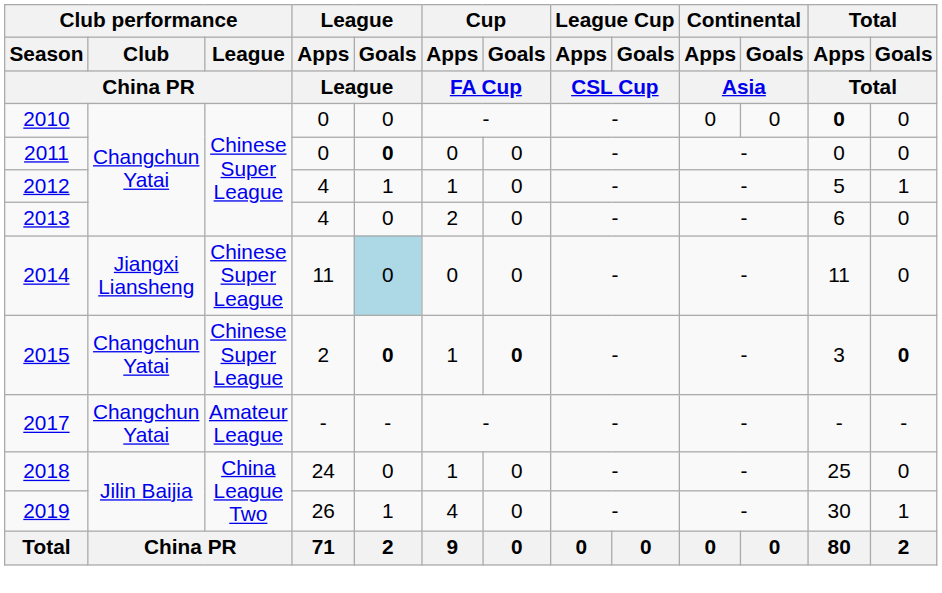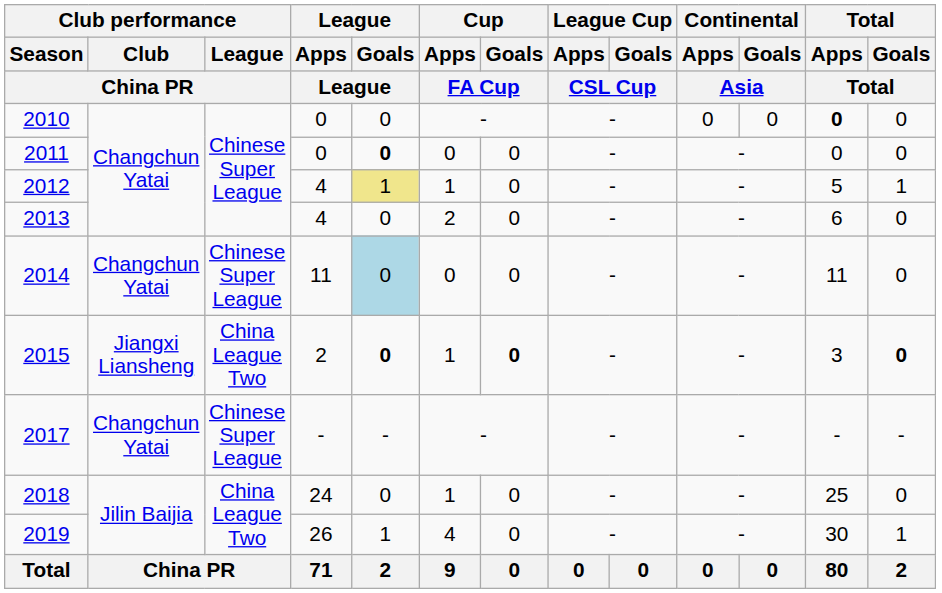(388, 185) no background -> (385, 185) khaki background
(146, 275) Jiangxi Liansheng -> (146, 275) Changchun Yatai
(146, 355) Changchun Yatai -> (146, 355) Jiangxi Liansheng
(248, 355) Chinese Super League -> (247, 355) China League Two
(248, 423) Amateur League -> (247, 434) Chinese Super League
